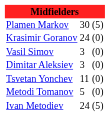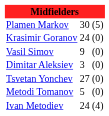(82, 52) 3 -> (82, 52) 9
(85, 78) 11 -> (85, 78) 27
(98, 105) (5) -> (98, 105) (4)
